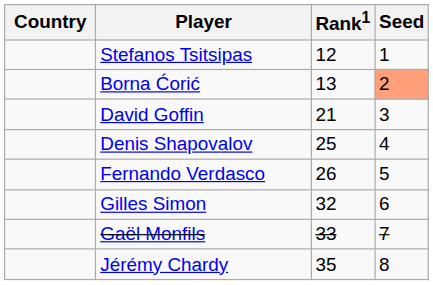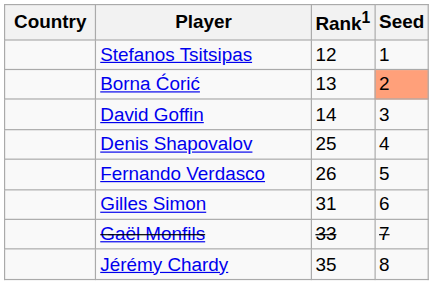(326, 114) 21 -> (326, 114) 14
(326, 204) 32 -> (326, 204) 31
